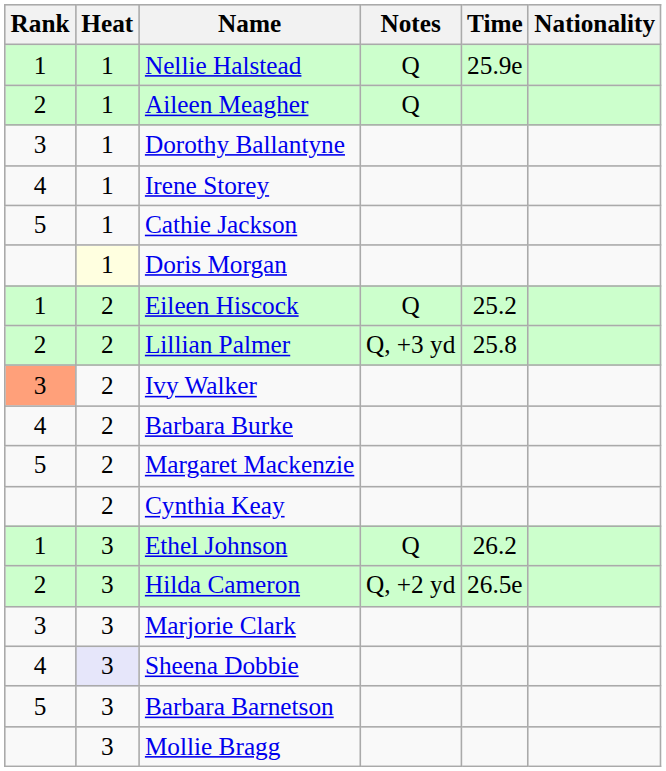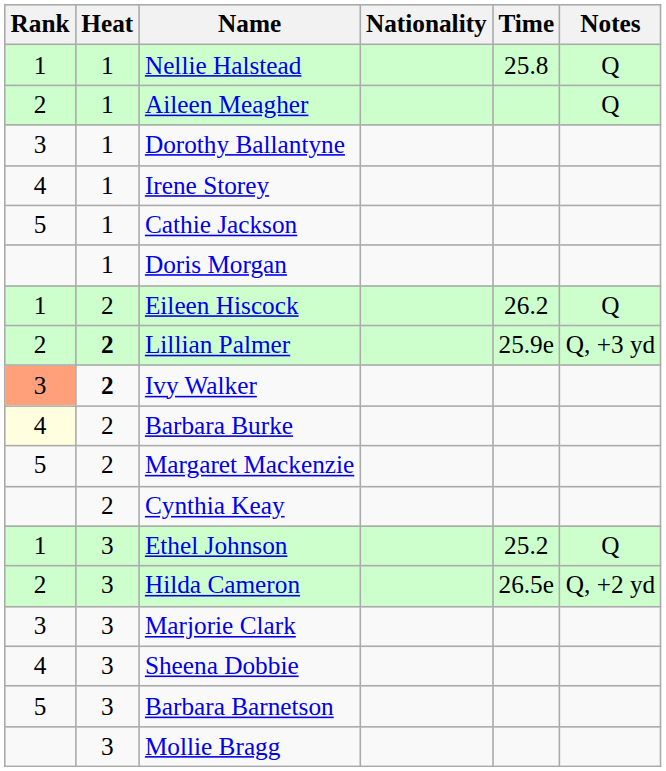columns swapped: (595, 24) <-> (411, 24)
(495, 64) 25.9e -> (526, 64) 25.8
(107, 265) lightyellow background -> (107, 265) no background
(495, 305) 25.2 -> (526, 305) 26.2
(107, 345) normal -> (107, 345) bold
(495, 345) 25.8 -> (526, 345) 25.9e
(107, 385) normal -> (107, 385) bold
(40, 425) no background -> (40, 425) lightyellow background
(495, 545) 26.2 -> (526, 545) 25.2
(107, 666) lavender background -> (107, 666) no background
